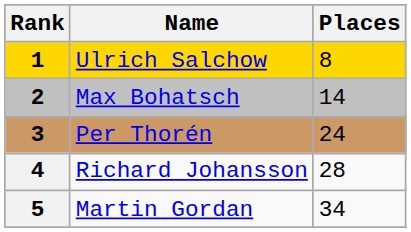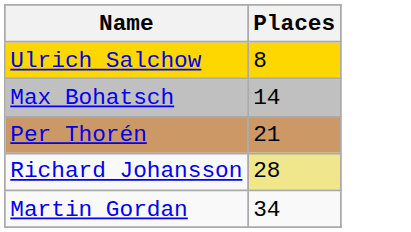- column: (38, 23)
(332, 135) 24 -> (267, 135) 21
(332, 172) no background -> (267, 172) khaki background
